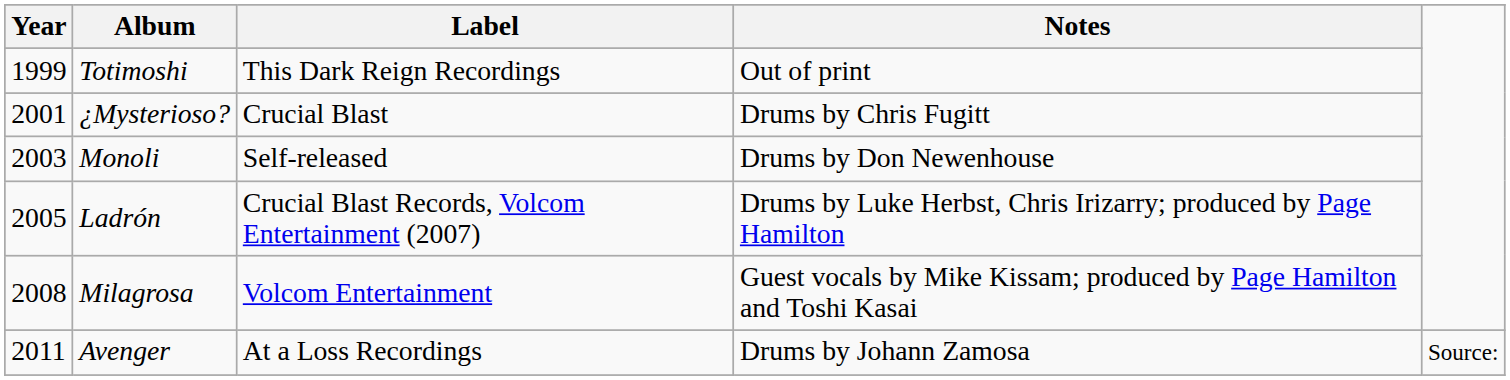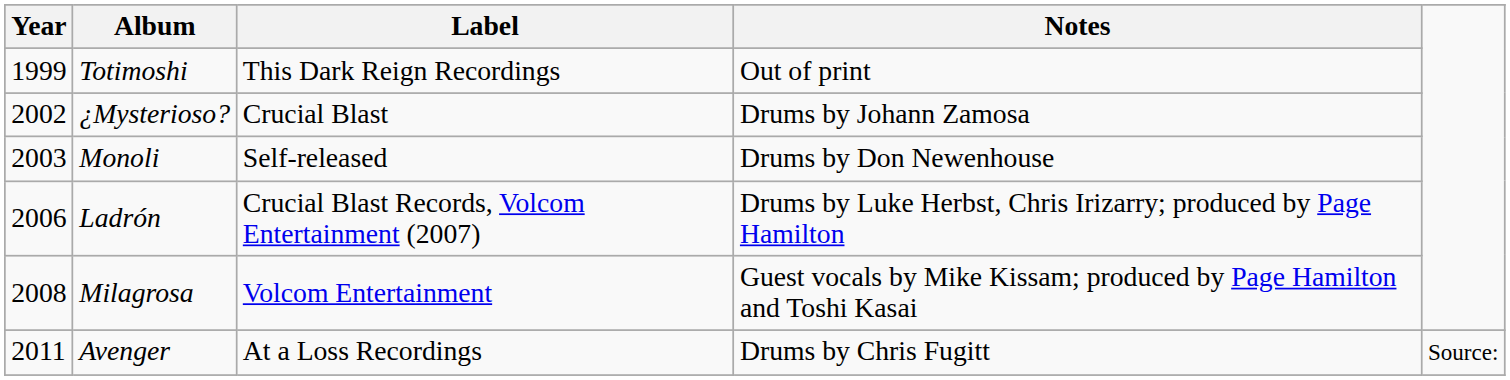(39, 114) 2001 -> (39, 114) 2002
(865, 114) Drums by Chris Fugitt -> (885, 114) Drums by Johann Zamosa
(39, 217) 2005 -> (39, 217) 2006
(885, 352) Drums by Johann Zamosa -> (865, 352) Drums by Chris Fugitt
